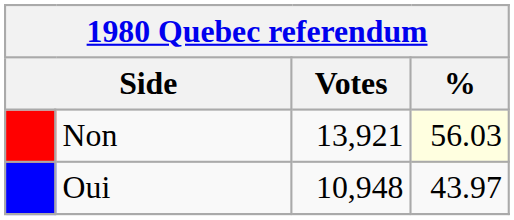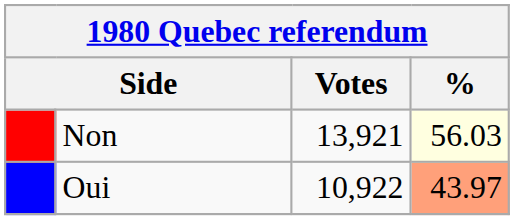(360, 188) 10,948 -> (360, 188) 10,922
(466, 188) no background -> (466, 188) lightsalmon background
